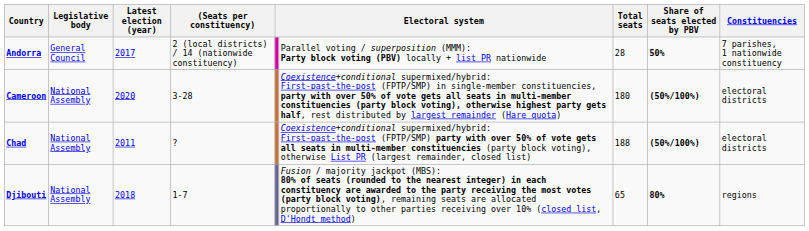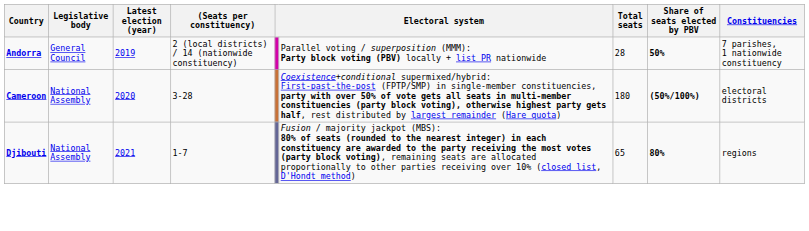(125, 53) 2017 -> (125, 53) 2019
- row: (16, 143)
(125, 195) 2018 -> (125, 153) 2021
